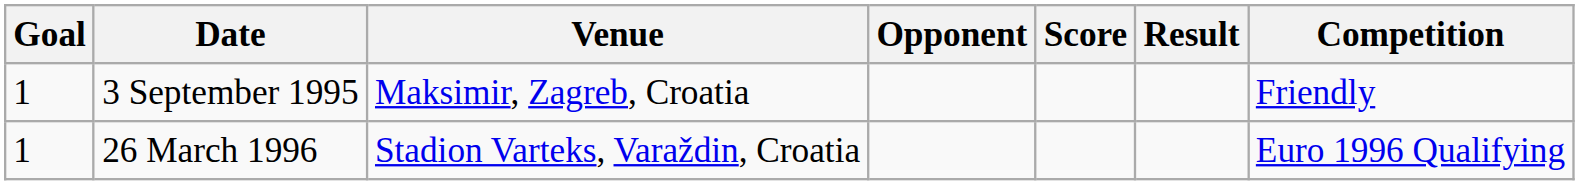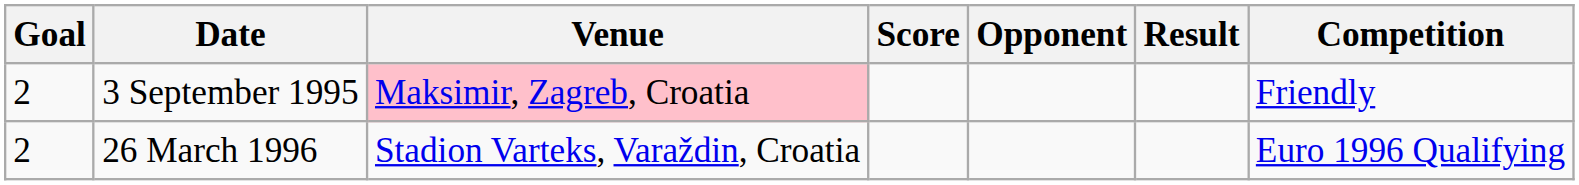columns swapped: (952, 33) <-> (1085, 33)
(22, 91) 1 -> (22, 91) 2
(562, 91) no background -> (562, 91) pink background
(22, 150) 1 -> (22, 150) 2
